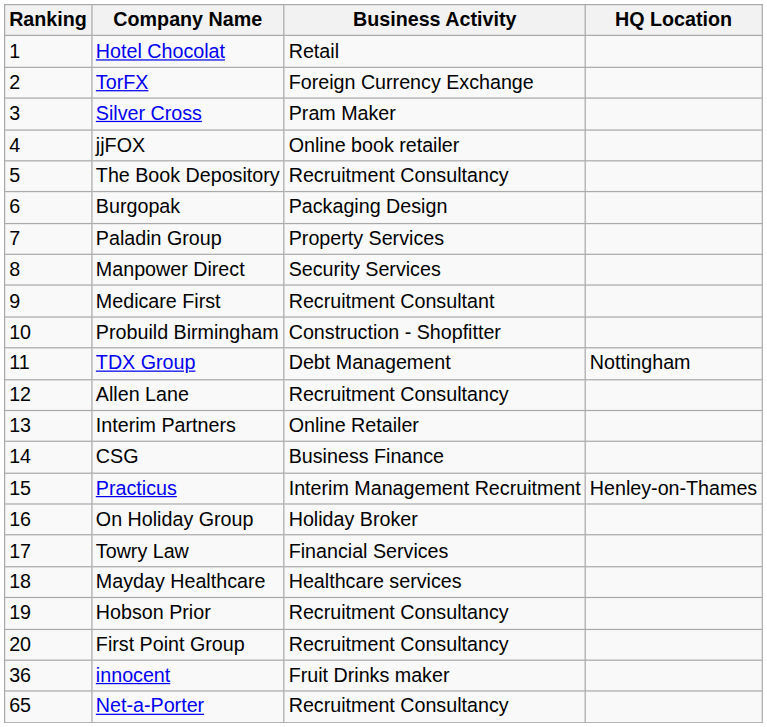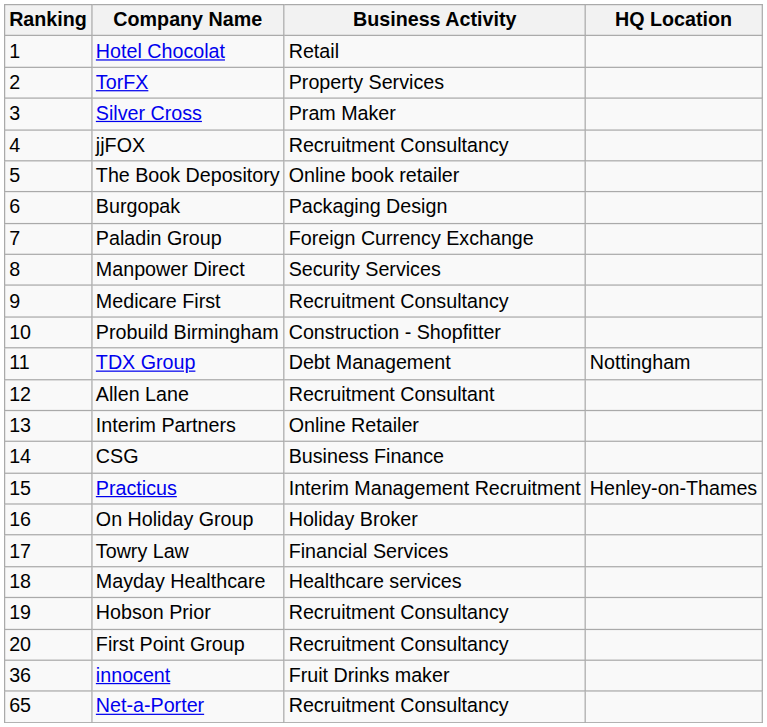(411, 82) Foreign Currency Exchange -> (366, 82) Property Services
(374, 144) Online book retailer -> (399, 144) Recruitment Consultancy
(399, 176) Recruitment Consultancy -> (374, 176) Online book retailer
(366, 238) Property Services -> (411, 238) Foreign Currency Exchange
(392, 301) Recruitment Consultant -> (399, 301) Recruitment Consultancy
(399, 394) Recruitment Consultancy -> (392, 394) Recruitment Consultant
